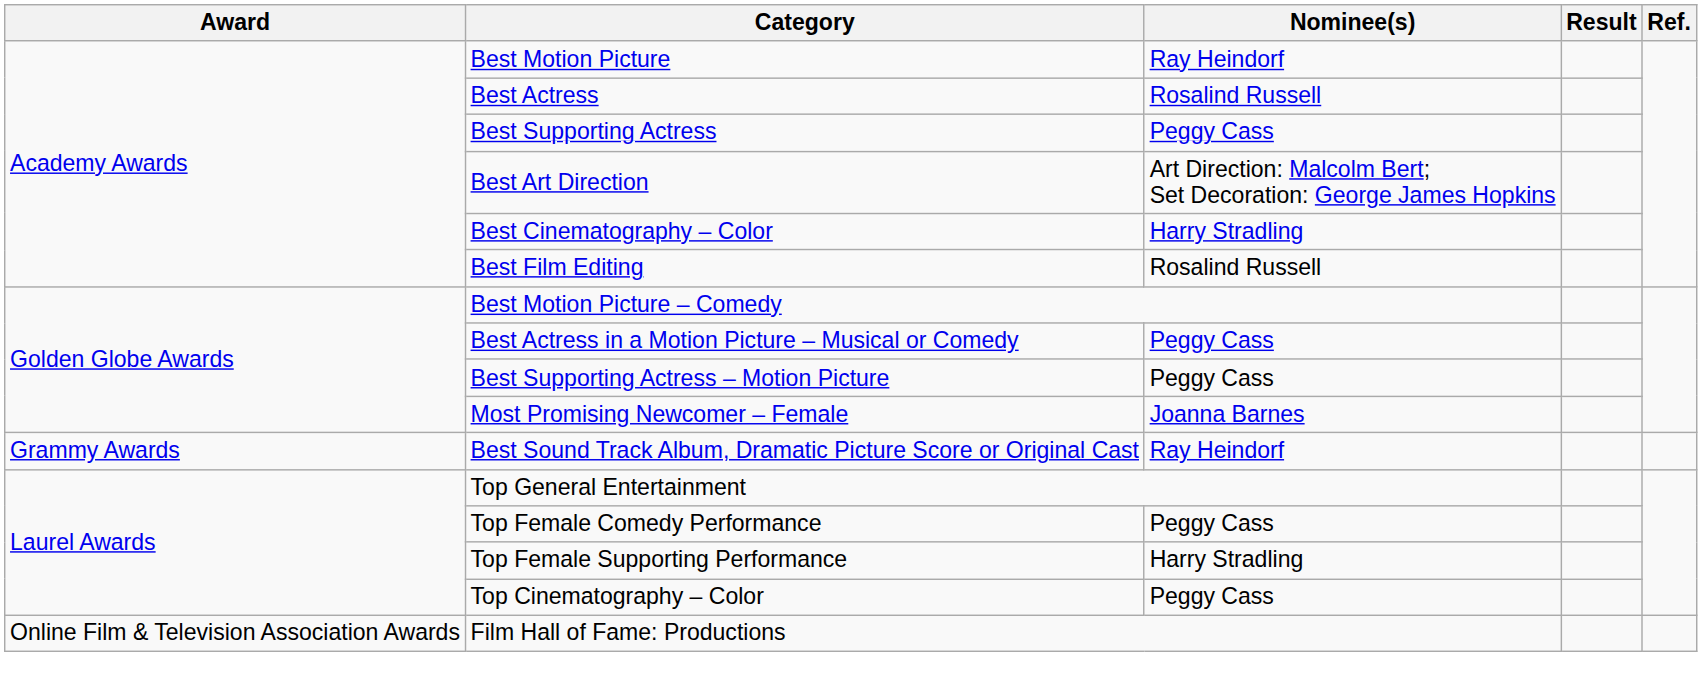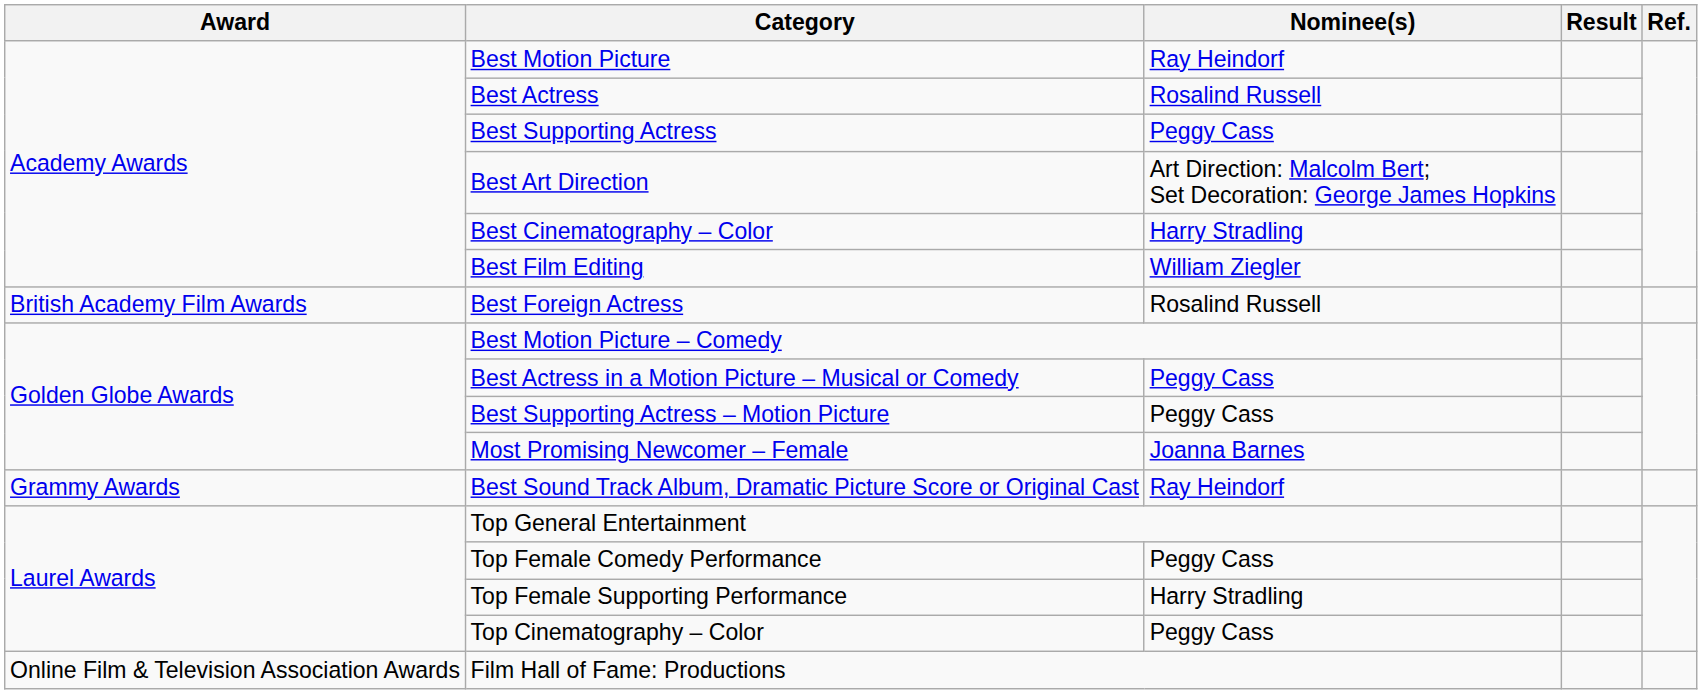(1235, 267) Rosalind Russell -> (1225, 267) William Ziegler
+ row: (577, 304)
